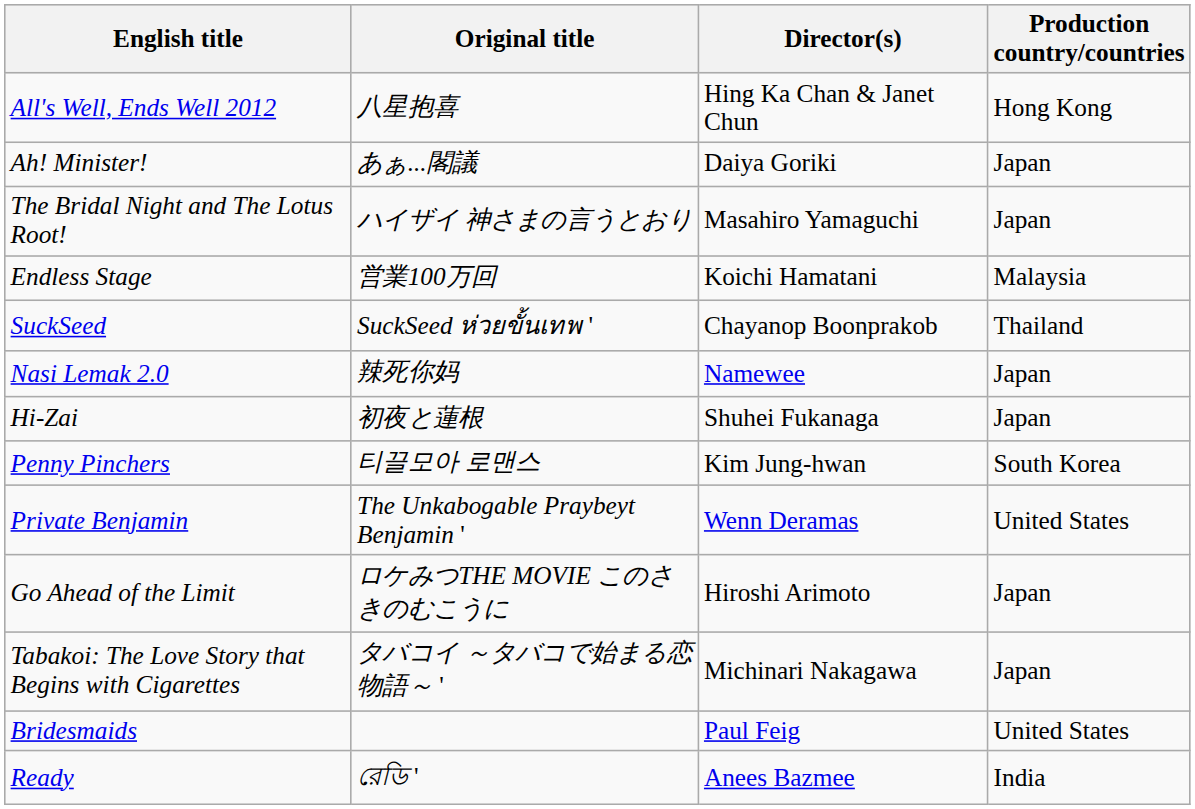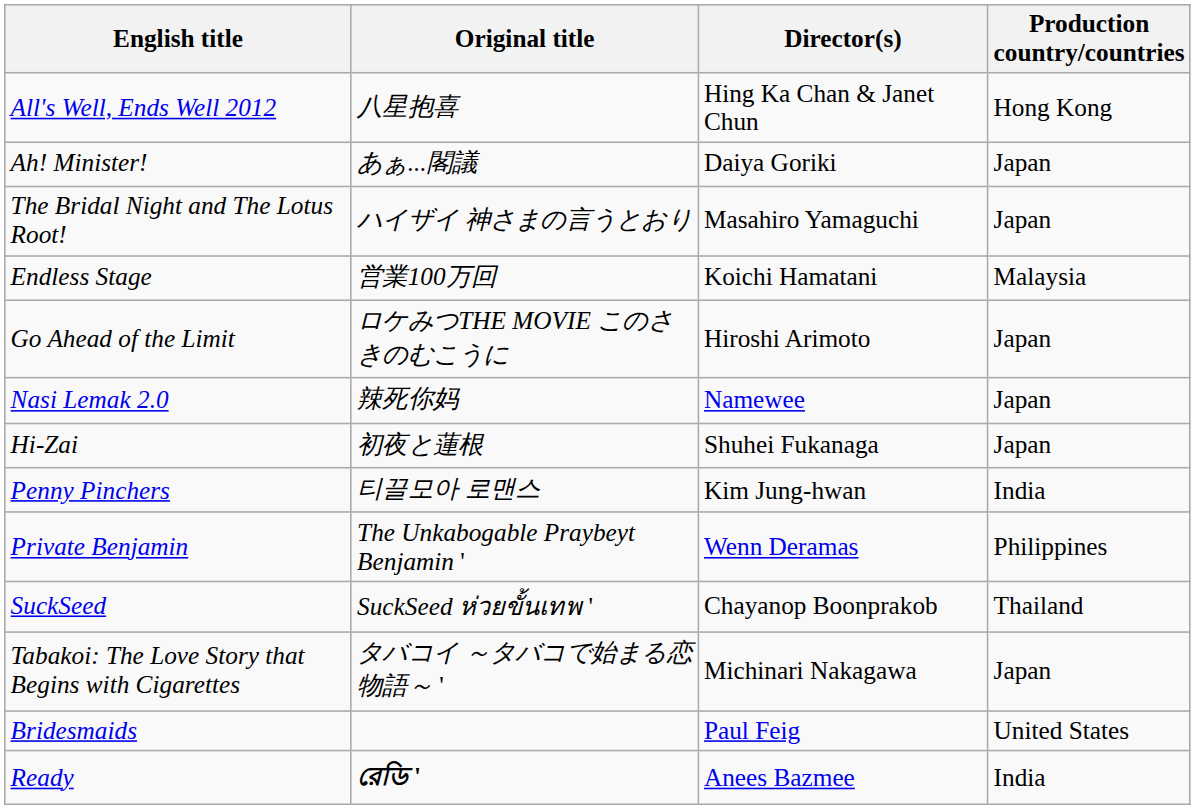rows swapped: (123, 592) <-> (58, 325)
(1057, 462) South Korea -> (1020, 489) India
(1061, 519) United States -> (1050, 546) Philippines
(388, 776) normal -> (389, 776) bold
